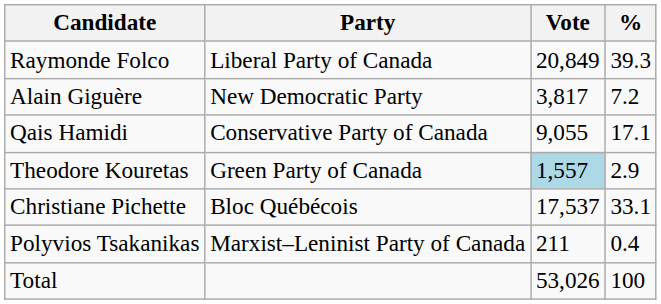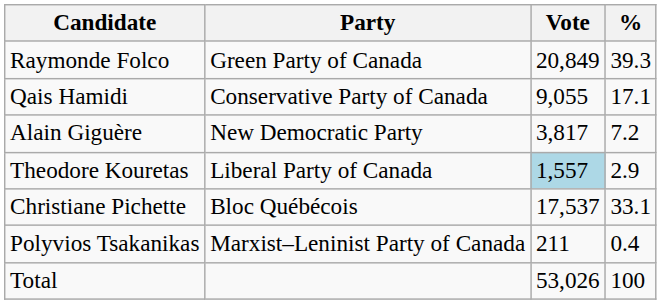(321, 59) Liberal Party of Canada -> (316, 59) Green Party of Canada
rows swapped: (76, 96) <-> (69, 133)
(316, 170) Green Party of Canada -> (321, 170) Liberal Party of Canada
